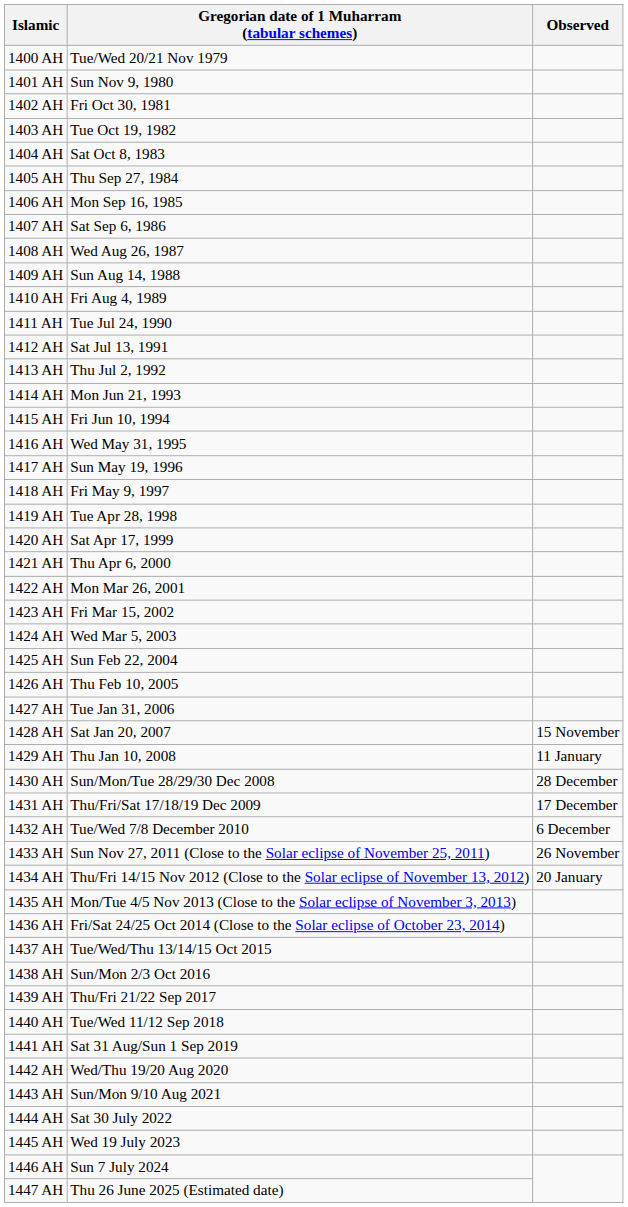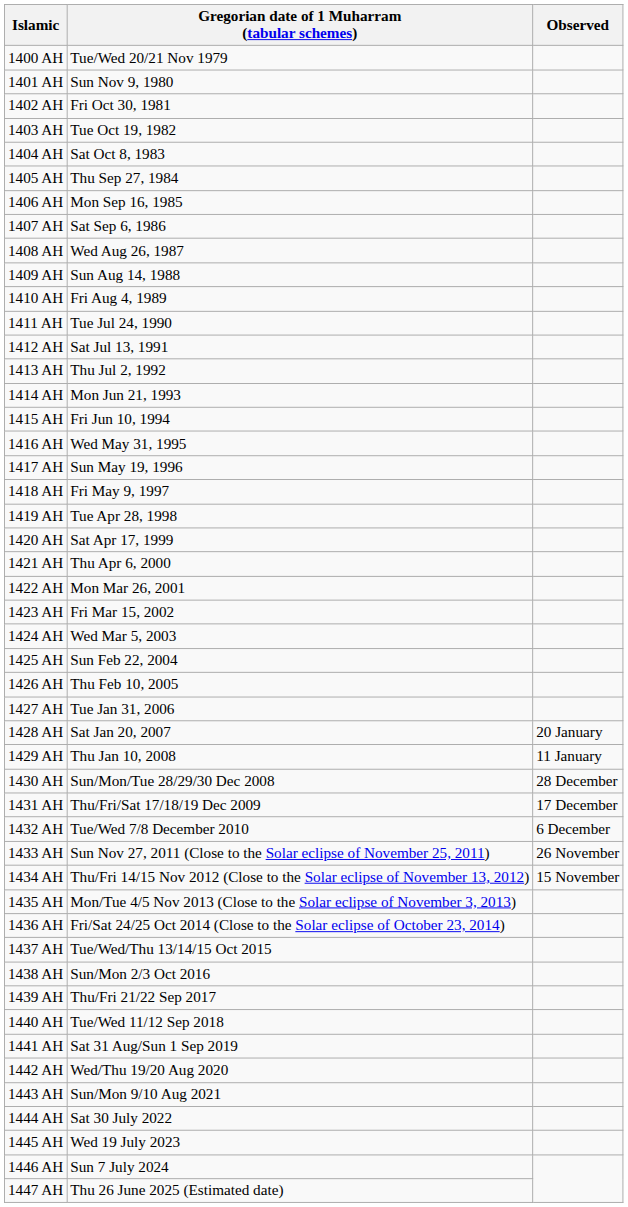(578, 732) 15 November -> (569, 732) 20 January
(569, 877) 20 January -> (578, 877) 15 November
